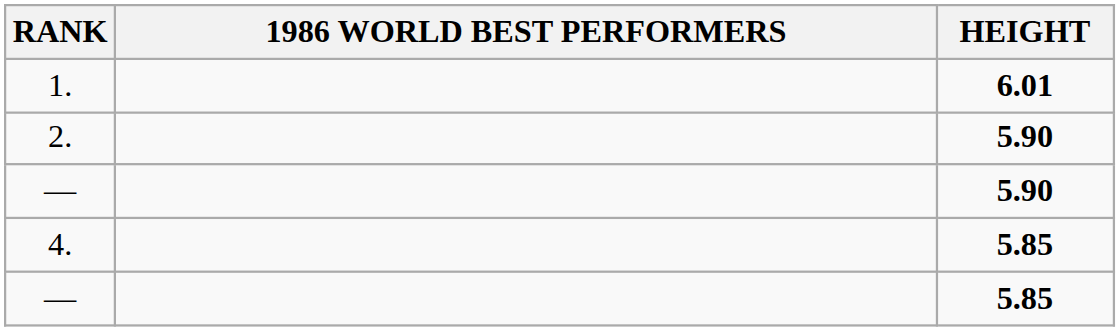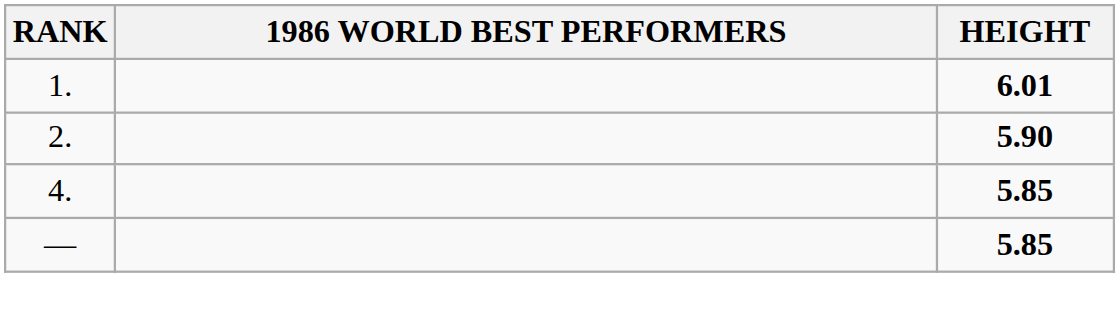- row: (60, 191)
